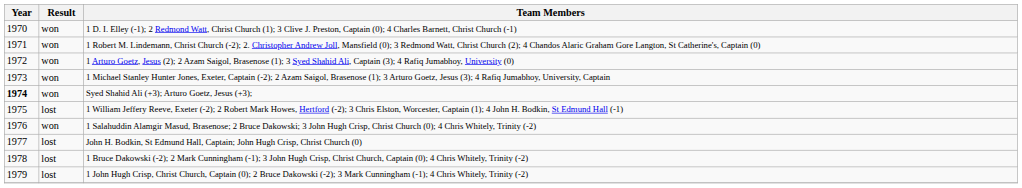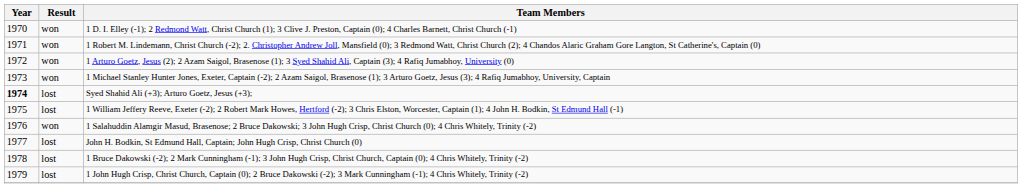(50, 93) won -> (49, 93) lost
